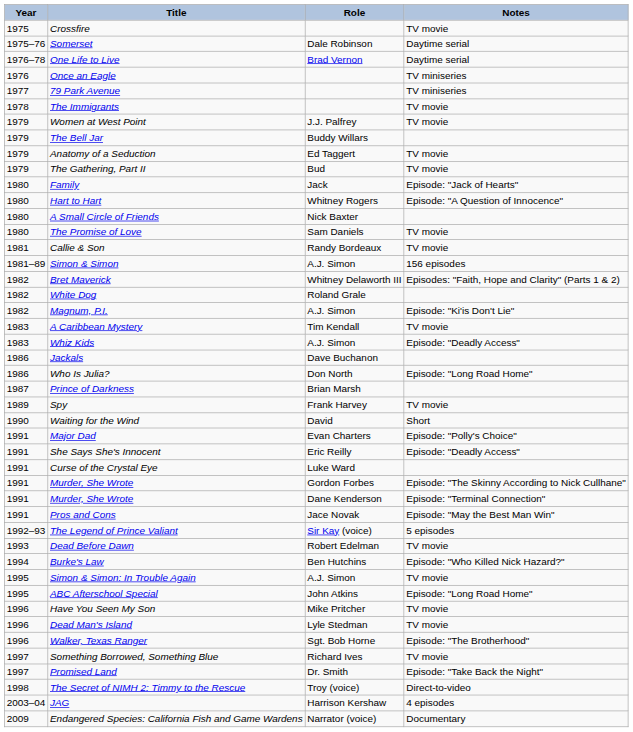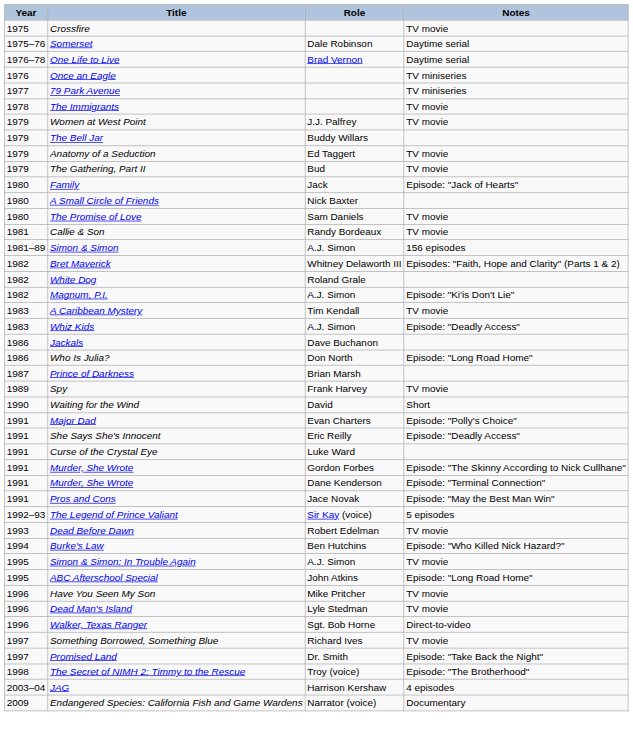- row: (76, 201)
(468, 640) Episode: "The Brotherhood" -> (439, 625) Direct-to-video
(439, 688) Direct-to-video -> (468, 672) Episode: "The Brotherhood"
